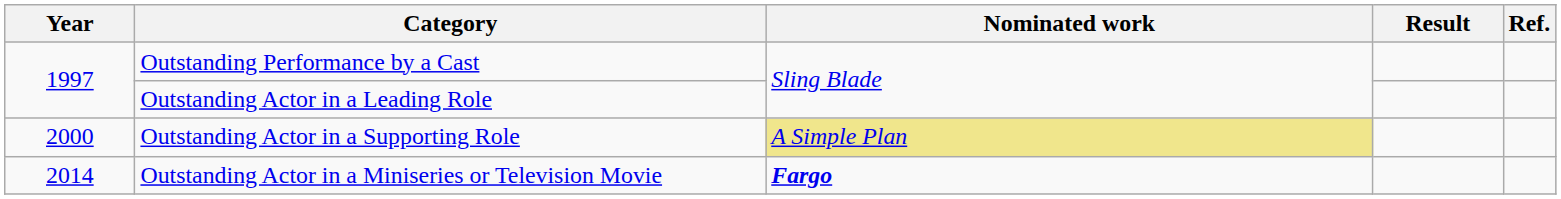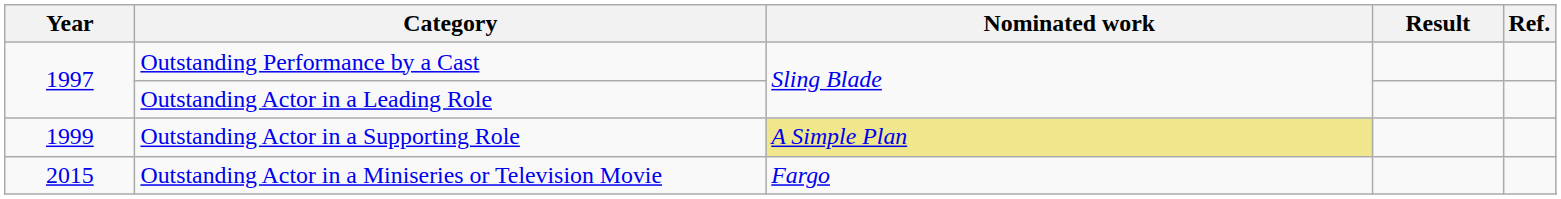(70, 136) 2000 -> (70, 136) 1999
(70, 174) 2014 -> (70, 174) 2015
(802, 174) bold -> (801, 174) normal
